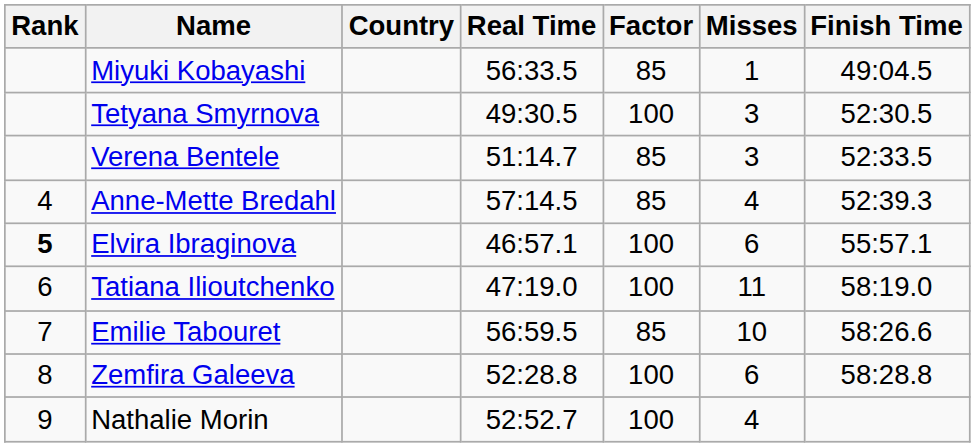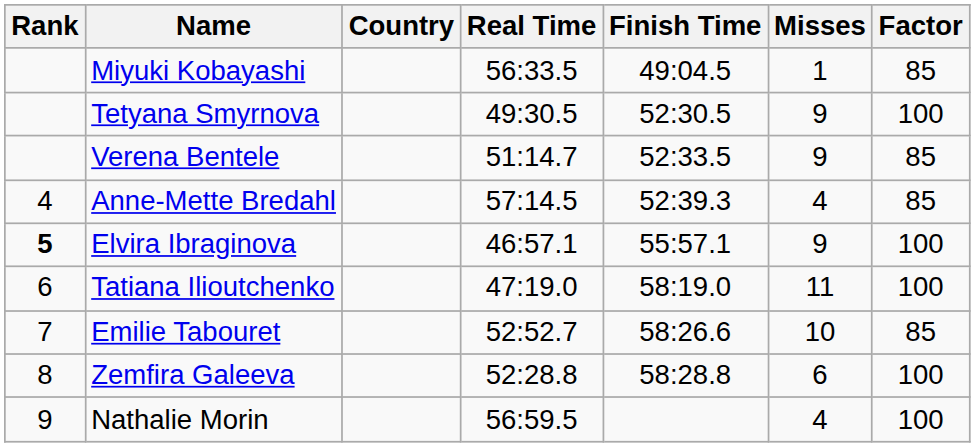columns swapped: (651, 26) <-> (887, 26)
(752, 113) 3 -> (820, 113) 9
(752, 157) 3 -> (820, 157) 9
(752, 244) 6 -> (820, 244) 9
(532, 331) 56:59.5 -> (532, 331) 52:52.7
(532, 419) 52:52.7 -> (532, 419) 56:59.5
